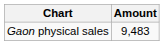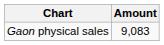(135, 31) 9,483 -> (135, 31) 9,083
